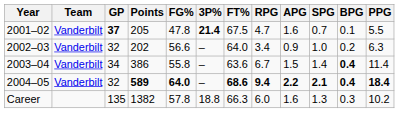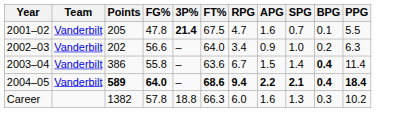- column: (116, 13)
